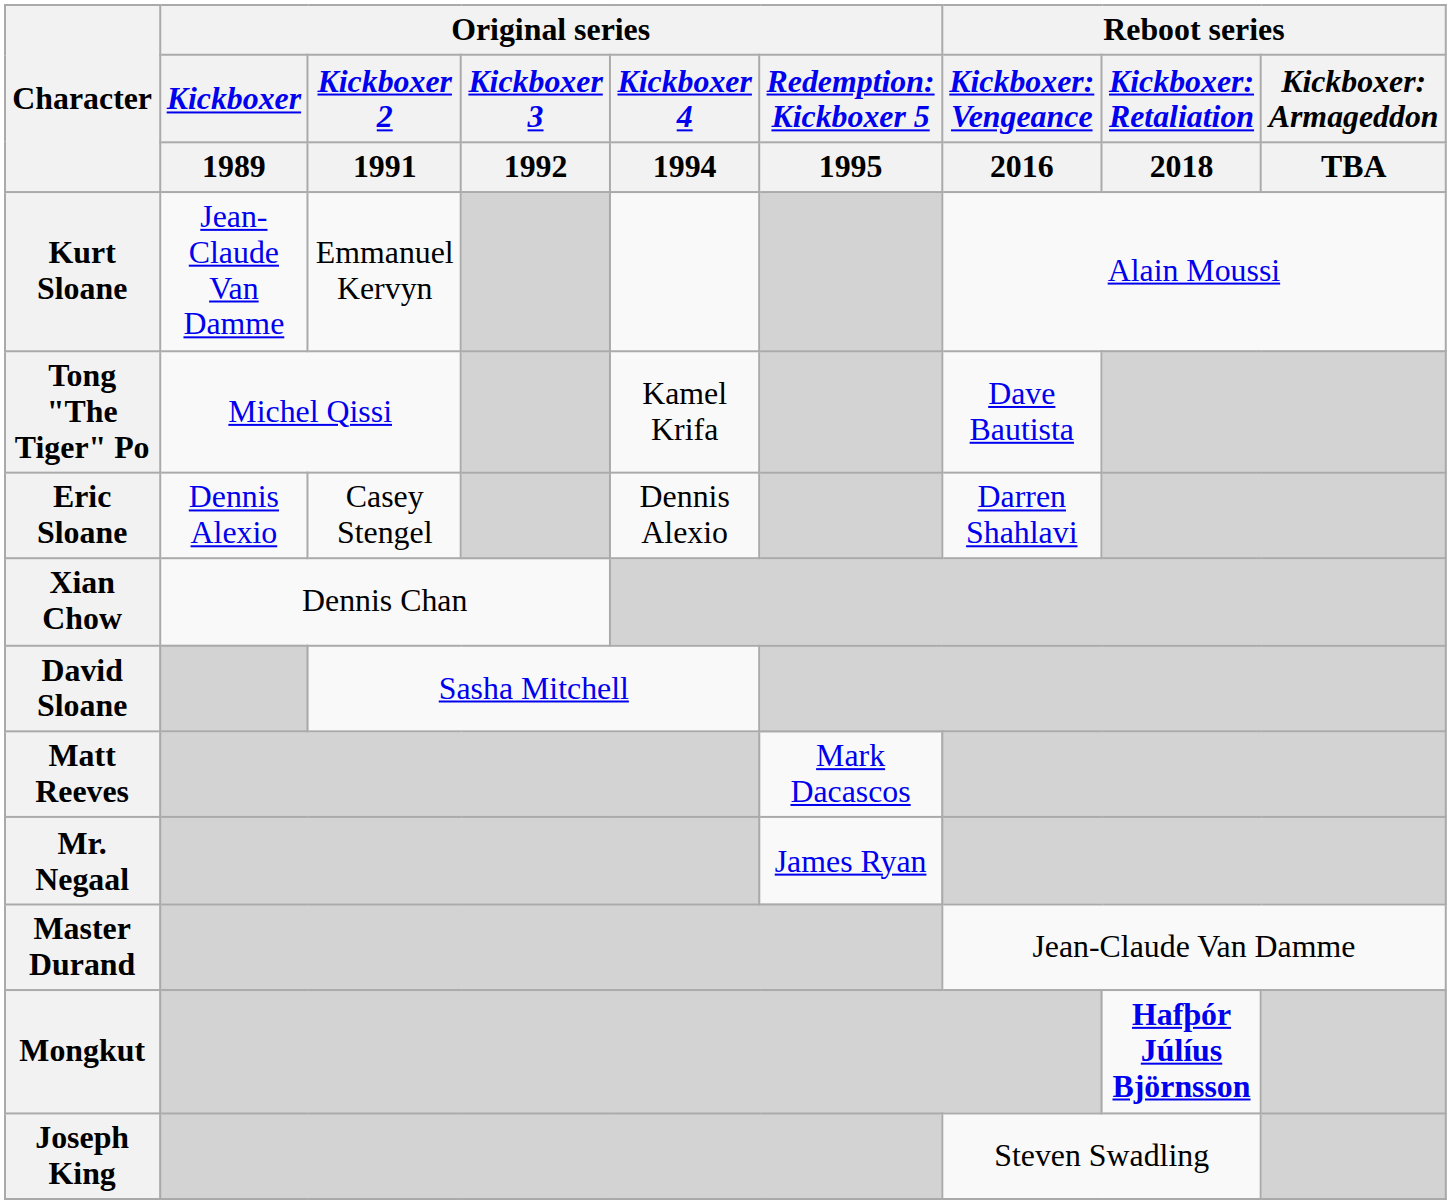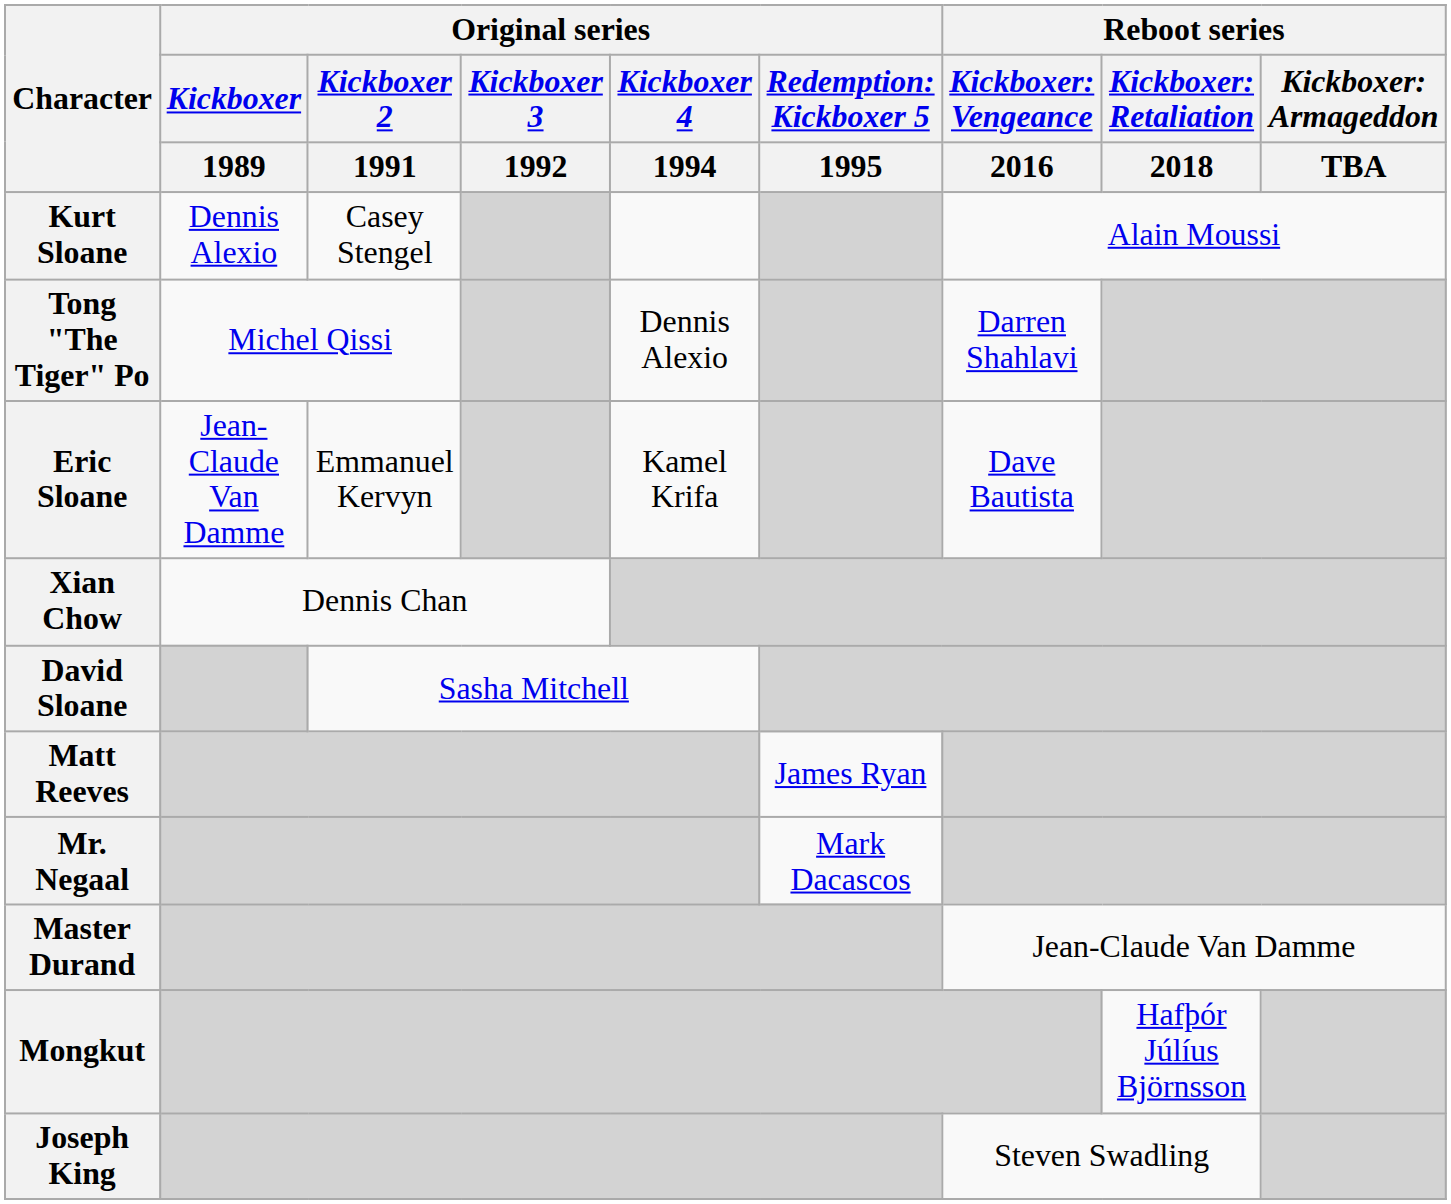(234, 270) Jean-Claude Van Damme -> (234, 234) Dennis Alexio
(385, 270) Emmanuel Kervyn -> (385, 234) Casey Stengel
(685, 410) Kamel Krifa -> (685, 339) Dennis Alexio
(1022, 410) Dave Bautista -> (1022, 339) Darren Shahlavi
(234, 515) Dennis Alexio -> (234, 479) Jean-Claude Van Damme
(385, 515) Casey Stengel -> (385, 479) Emmanuel Kervyn
(685, 515) Dennis Alexio -> (685, 479) Kamel Krifa
(1022, 515) Darren Shahlavi -> (1022, 479) Dave Bautista
(851, 774) Mark Dacascos -> (851, 774) James Ryan
(851, 860) James Ryan -> (851, 860) Mark Dacascos
(1182, 1050) bold -> (1182, 1050) normal
